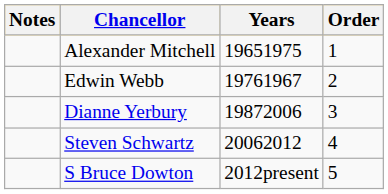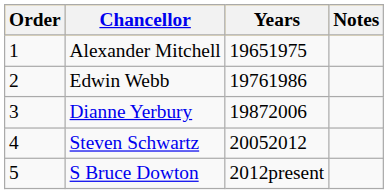columns swapped: (354, 19) <-> (32, 19)
(263, 81) 19761967 -> (268, 81) 19761986
(263, 142) 20062012 -> (268, 142) 20052012
